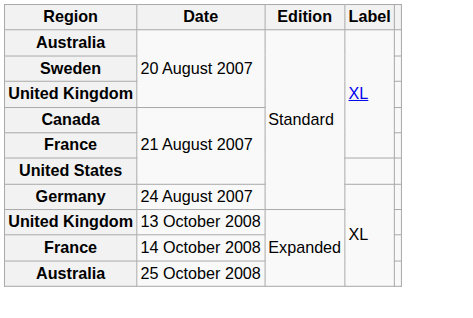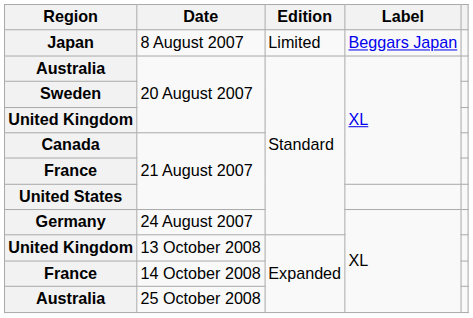+ row: (71, 42)
